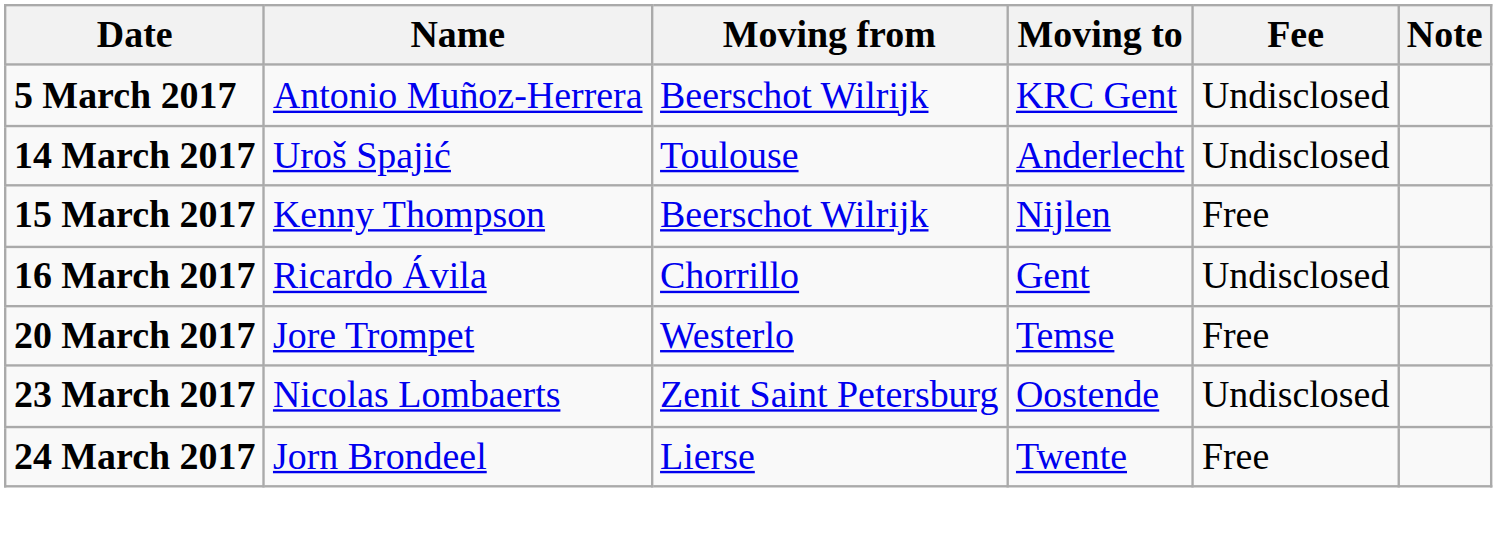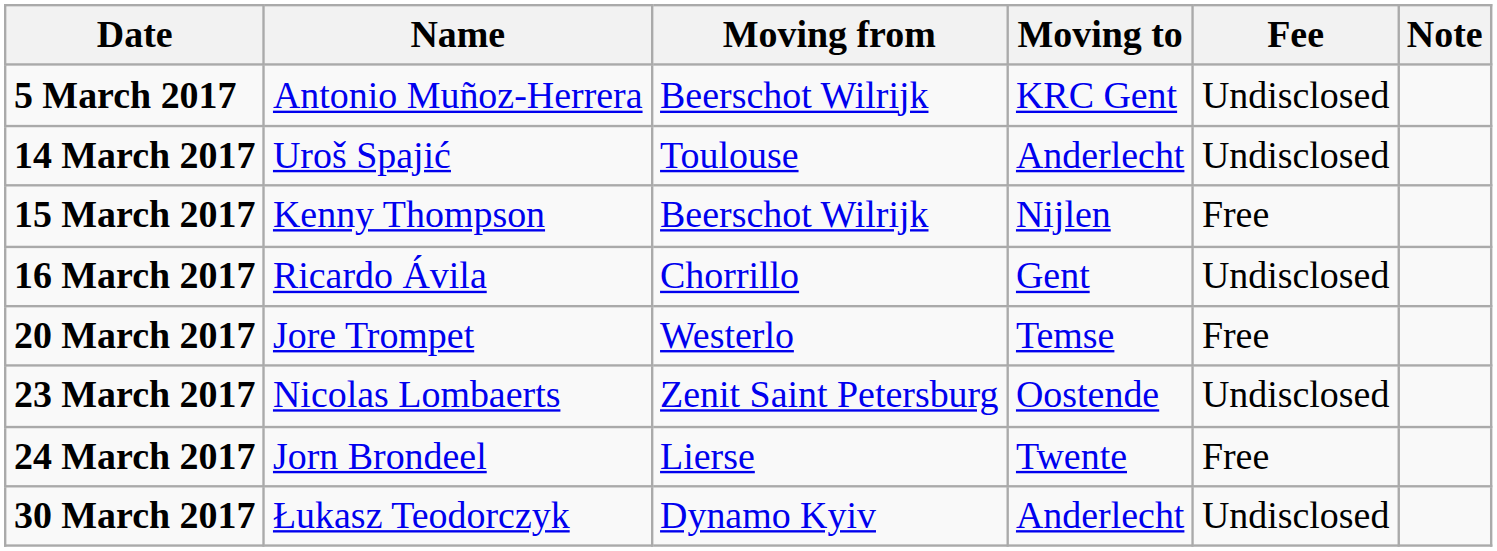+ row: (135, 515)
